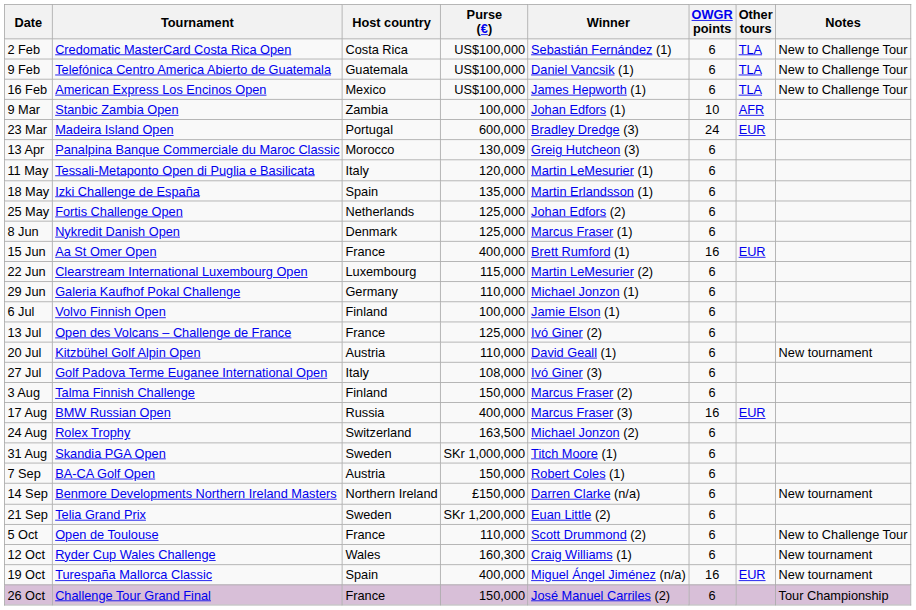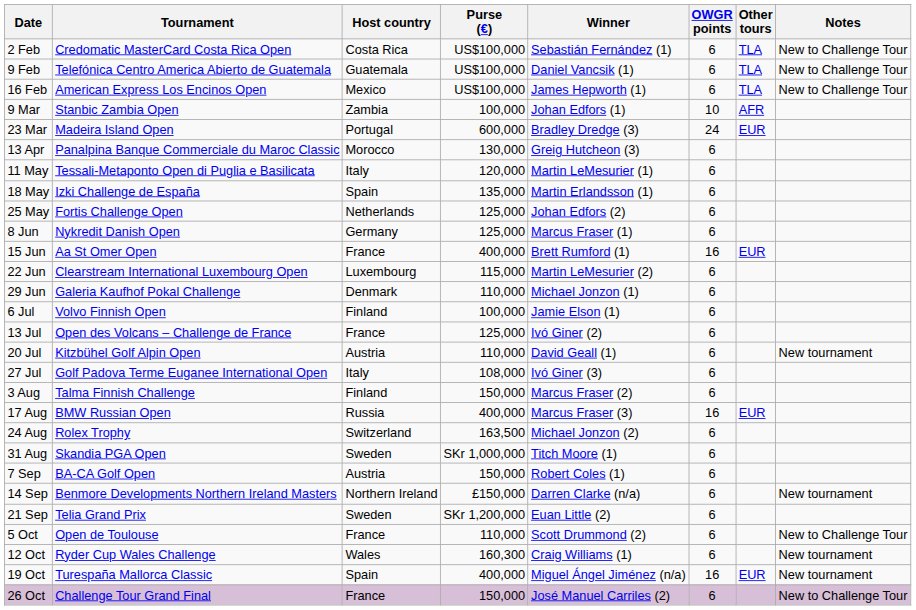(502, 150) 130,009 -> (502, 150) 130,000
(371, 231) Denmark -> (372, 231) Germany
(372, 292) Germany -> (371, 292) Denmark
(834, 595) Tour Championship -> (843, 595) New to Challenge Tour
